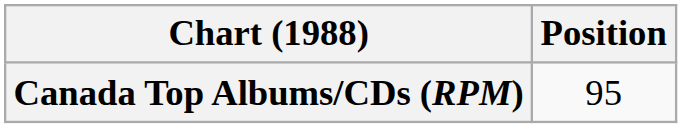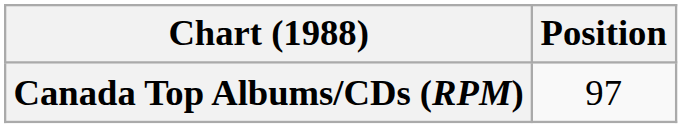(604, 91) 95 -> (604, 91) 97
